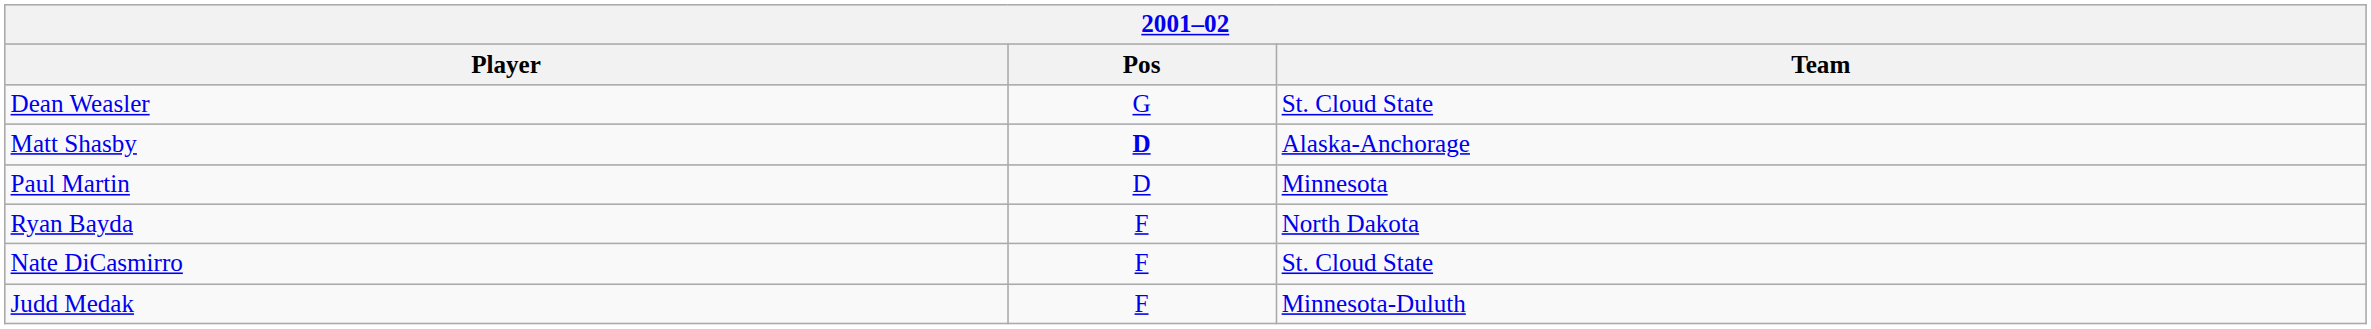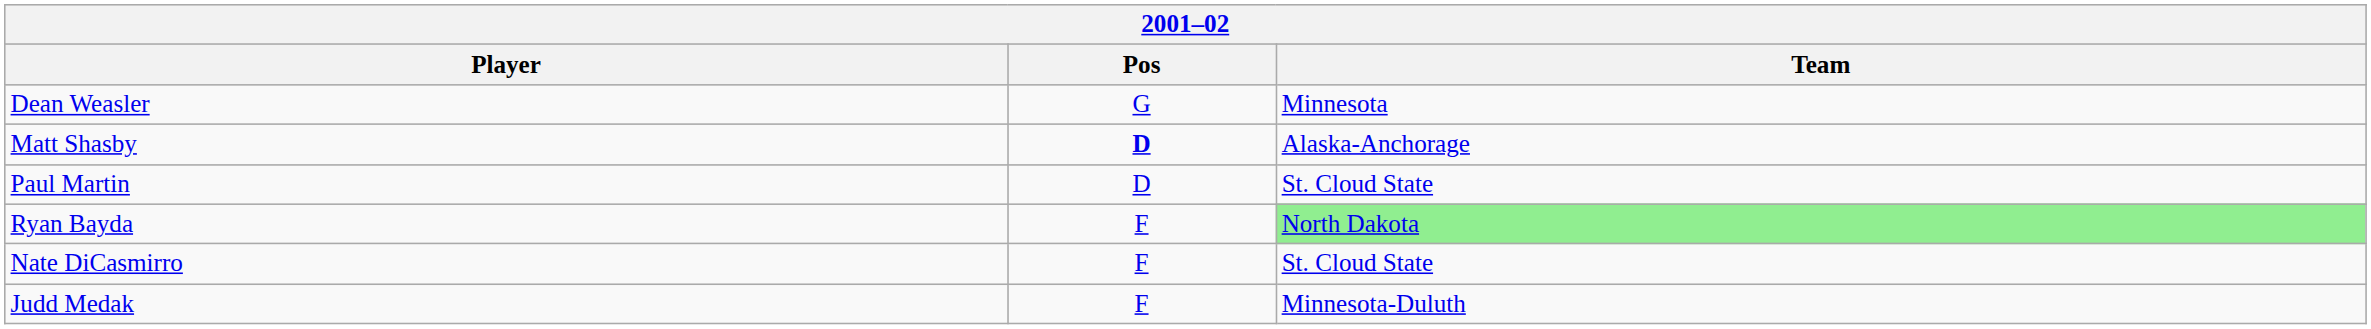(1357, 104) St. Cloud State -> (1335, 104) Minnesota
(1335, 183) Minnesota -> (1357, 183) St. Cloud State
(1350, 223) no background -> (1350, 223) lightgreen background
